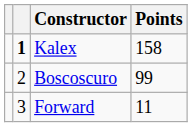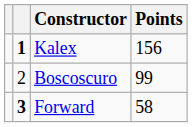(148, 48) 158 -> (148, 48) 156
(21, 107) normal -> (21, 107) bold
(144, 107) 11 -> (144, 107) 58
